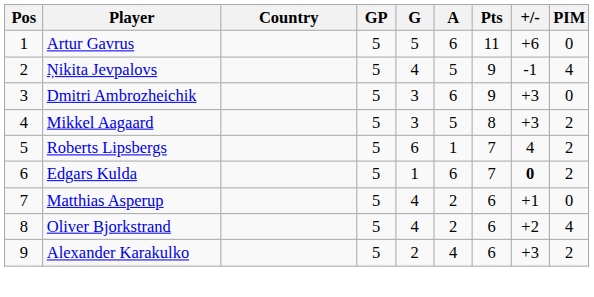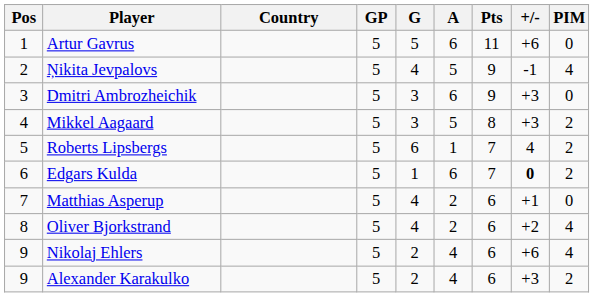+ row: (95, 252)
